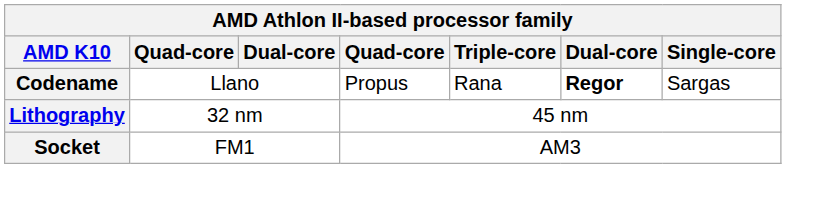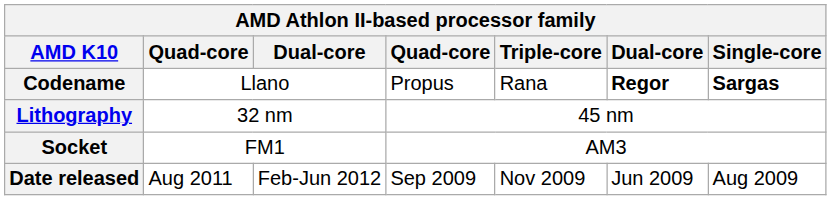(699, 83) normal -> (746, 83) bold
+ row: (74, 178)
